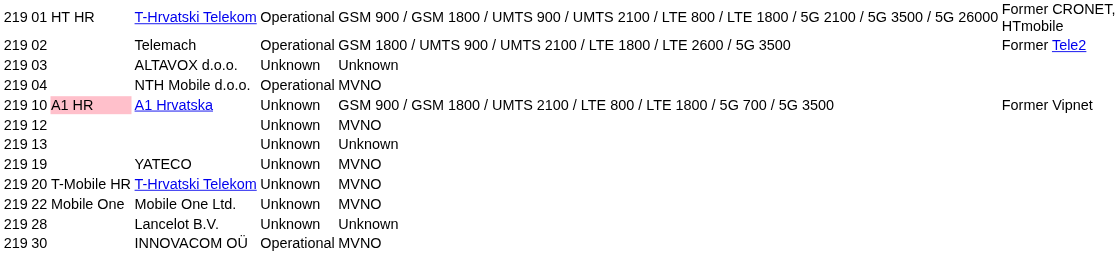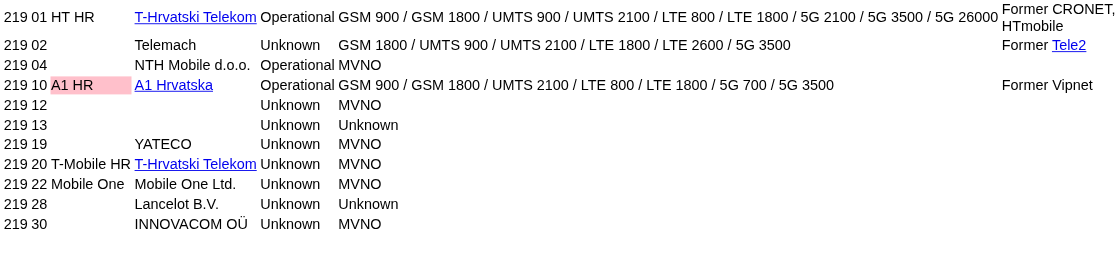(298, 45) Operational -> (290, 45) Unknown
- row: (39, 65)
(290, 105) Unknown -> (298, 85) Operational
(298, 243) Operational -> (290, 224) Unknown
